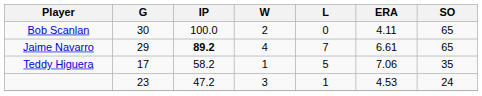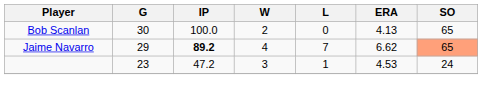(386, 30) 4.11 -> (386, 30) 4.13
(386, 47) 6.61 -> (386, 47) 6.62
(447, 47) no background -> (447, 47) lightsalmon background
- row: (58, 64)
